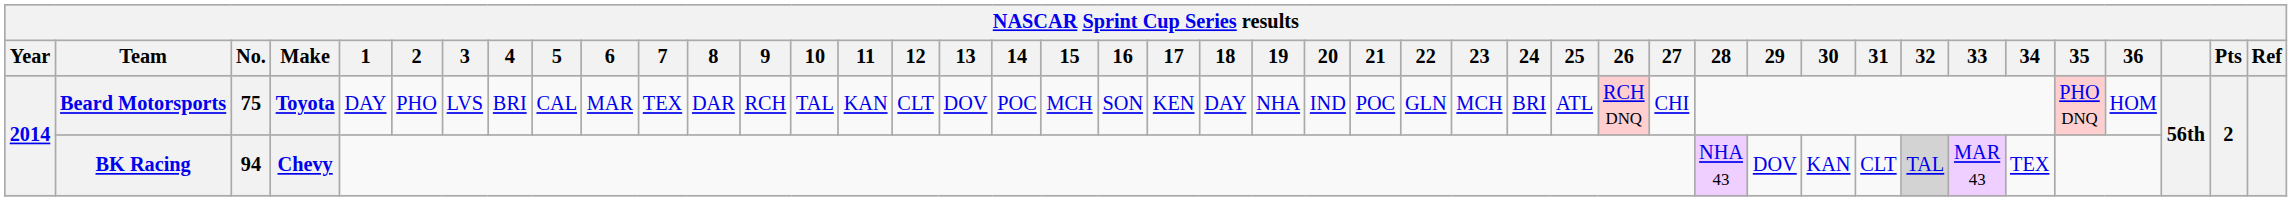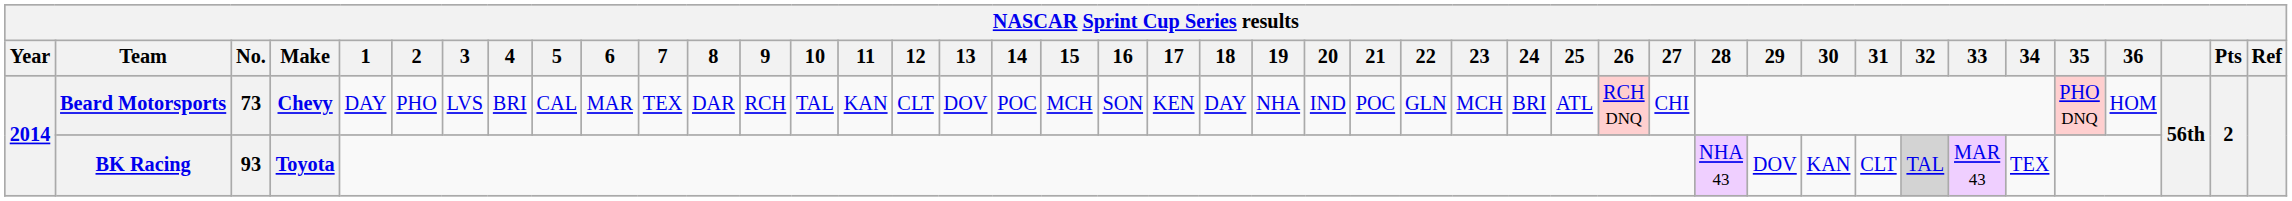(251, 104) 75 -> (251, 104) 73
(305, 104) Toyota -> (305, 104) Chevy
(251, 165) 94 -> (251, 165) 93
(305, 165) Chevy -> (305, 165) Toyota
